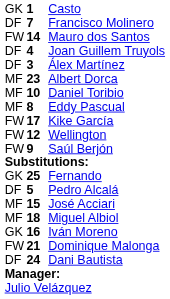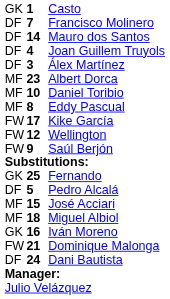(14, 37) FW -> (13, 37) DF
